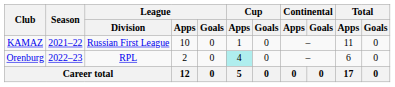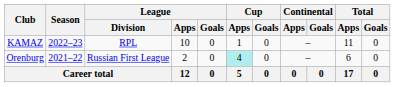(65, 43) 2021–22 -> (65, 43) 2022–23
(128, 43) Russian First League -> (128, 43) RPL
(65, 58) 2022–23 -> (65, 58) 2021–22
(128, 58) RPL -> (128, 58) Russian First League
